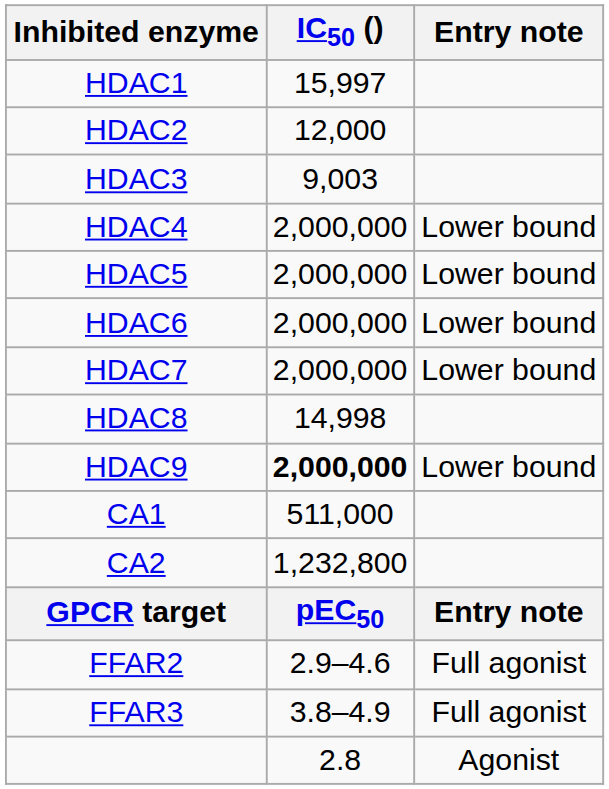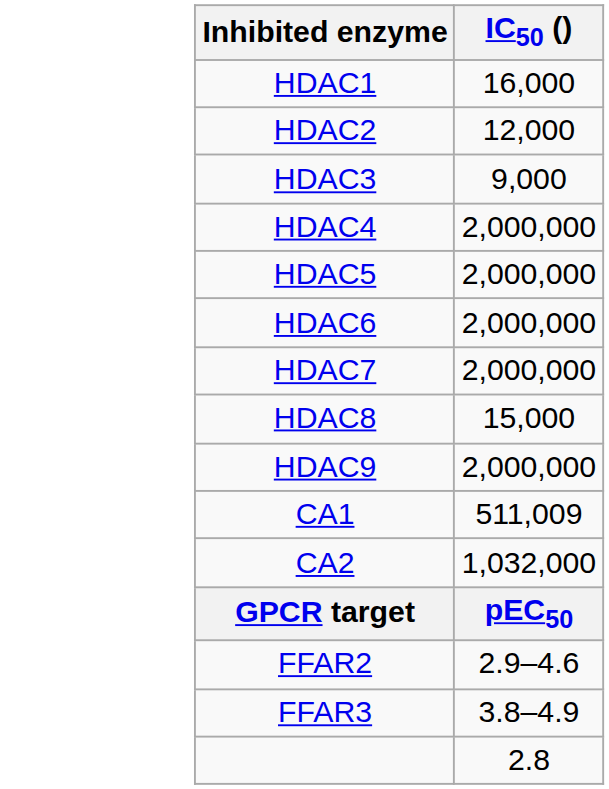- column: (509, 31)
(340, 82) 15,997 -> (529, 82) 16,000
(340, 178) 9,003 -> (529, 178) 9,000
(340, 418) 14,998 -> (529, 418) 15,000
(340, 466) bold -> (529, 466) normal
(340, 514) 511,000 -> (529, 514) 511,009
(340, 562) 1,232,800 -> (529, 562) 1,032,000
